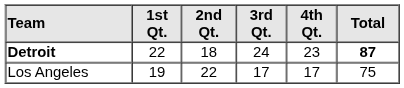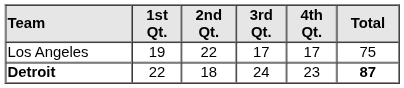rows swapped: (31, 52) <-> (48, 72)
